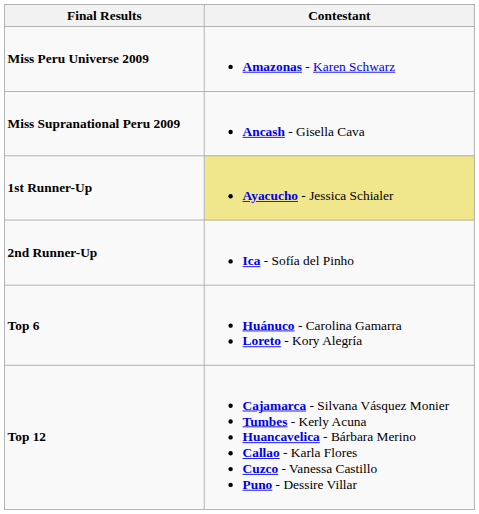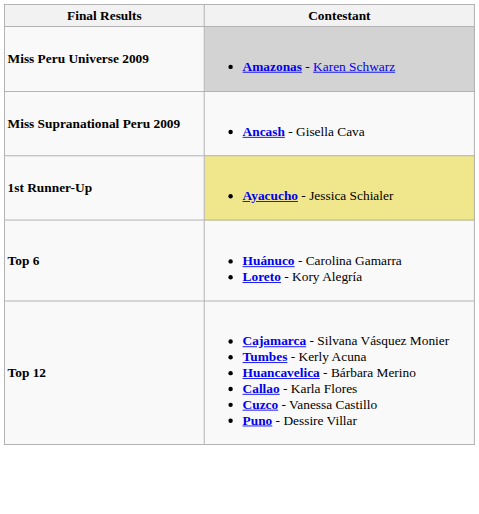(339, 67) no background -> (339, 67) lightgrey background
- row: (52, 252)
